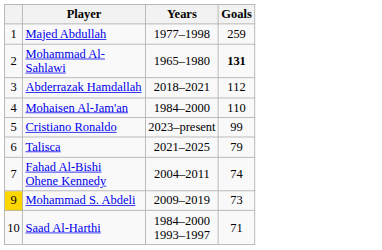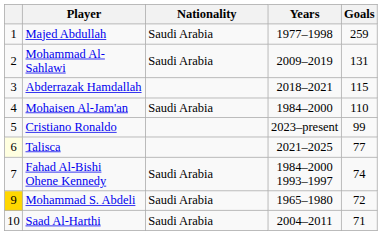+ column: (207, 14)
(182, 61) 1965–1980 -> (305, 61) 2009–2019
(237, 61) bold -> (359, 61) normal
(237, 87) 112 -> (359, 87) 115
(14, 147) no background -> (14, 147) lightyellow background
(237, 147) 79 -> (359, 147) 77
(182, 174) 2004–2011 -> (305, 174) 1984–2000 1993–1997
(182, 200) 2009–2019 -> (305, 200) 1965–1980
(237, 200) 73 -> (359, 200) 72
(182, 227) 1984–2000 1993–1997 -> (305, 220) 2004–2011
